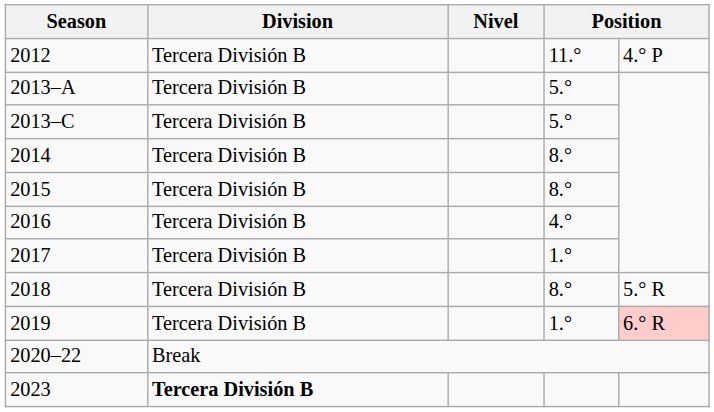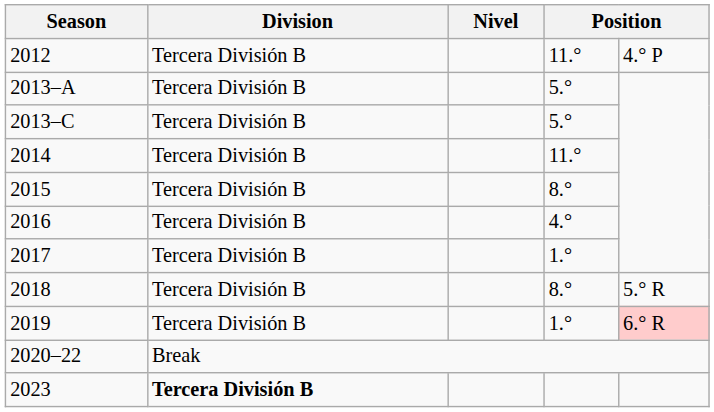(560, 155) 8.° -> (565, 155) 11.°
